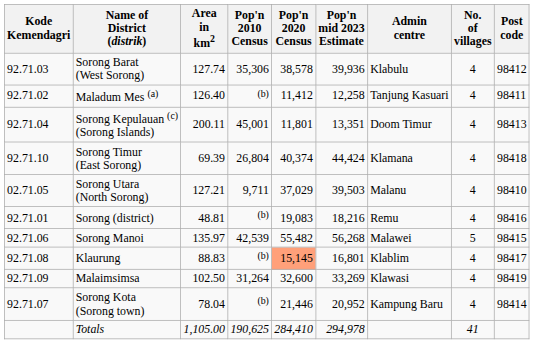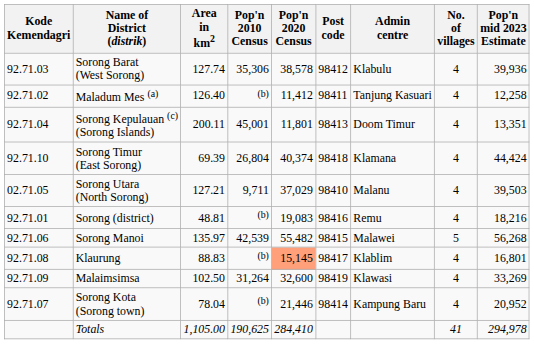columns swapped: (341, 28) <-> (512, 28)
